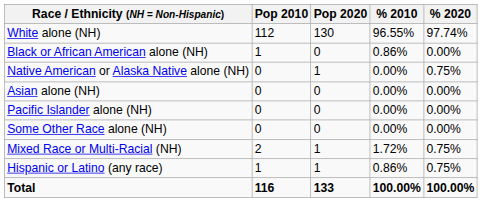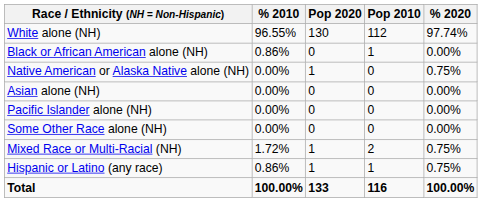columns swapped: (281, 14) <-> (397, 14)
